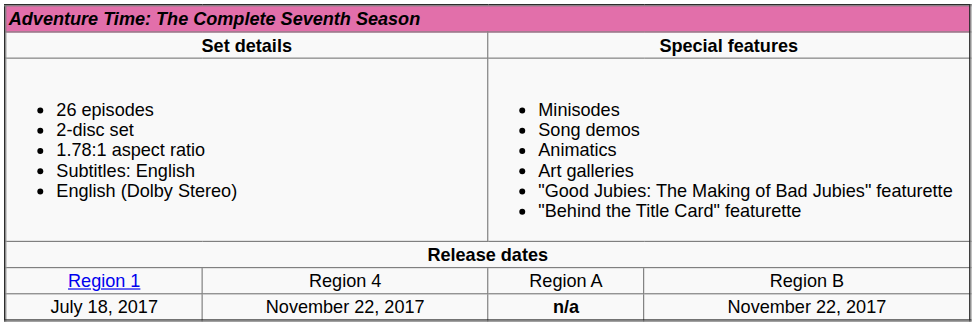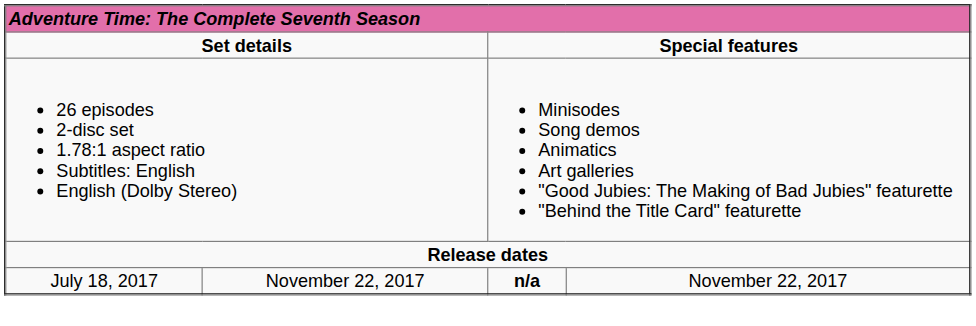- row: (104, 281)
